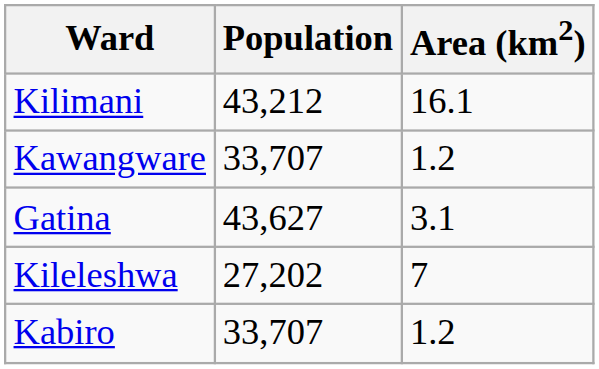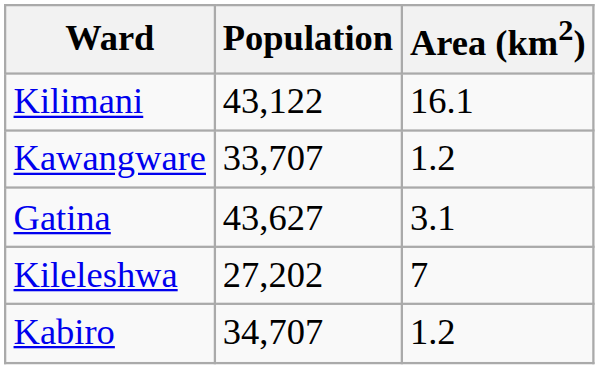(273, 101) 43,212 -> (273, 101) 43,122
(273, 332) 33,707 -> (273, 332) 34,707
